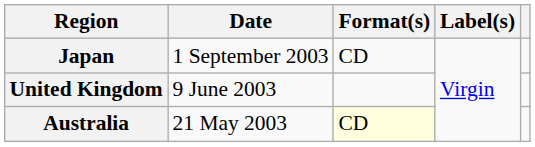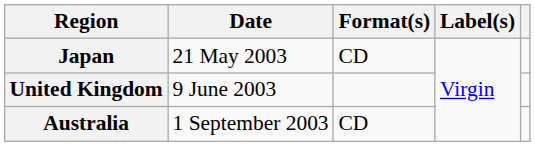(251, 55) 1 September 2003 -> (230, 55) 21 May 2003
(230, 123) 21 May 2003 -> (251, 123) 1 September 2003
(353, 123) lightyellow background -> (353, 123) no background
